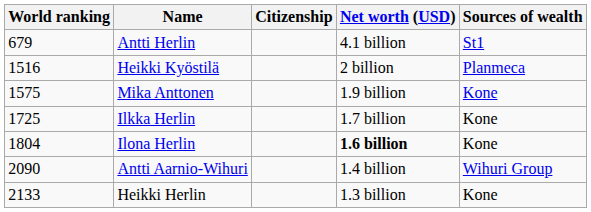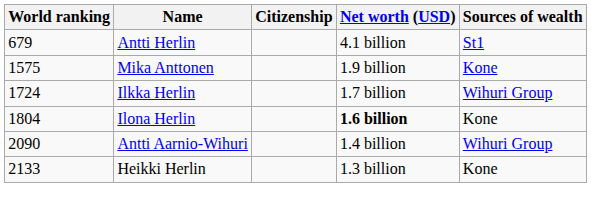- row: (168, 67)
(24, 118) 1725 -> (24, 93) 1724
(480, 118) Kone -> (508, 93) Wihuri Group
